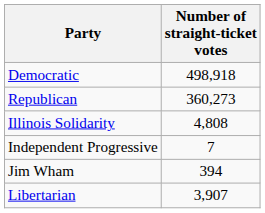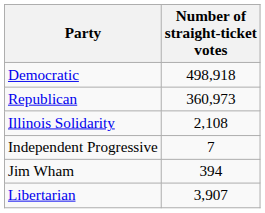(211, 98) 360,273 -> (211, 98) 360,973
(211, 123) 4,808 -> (211, 123) 2,108
